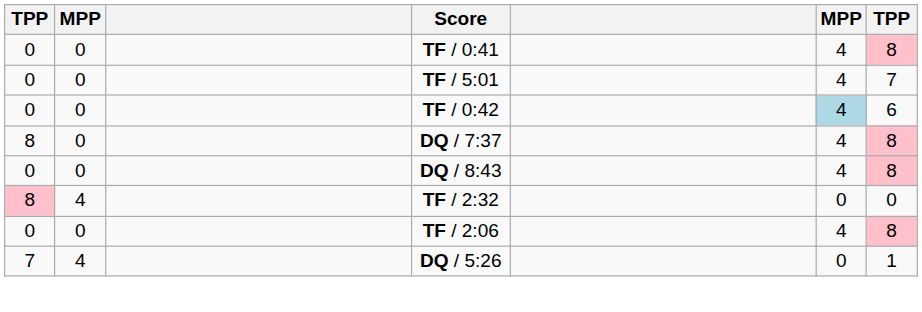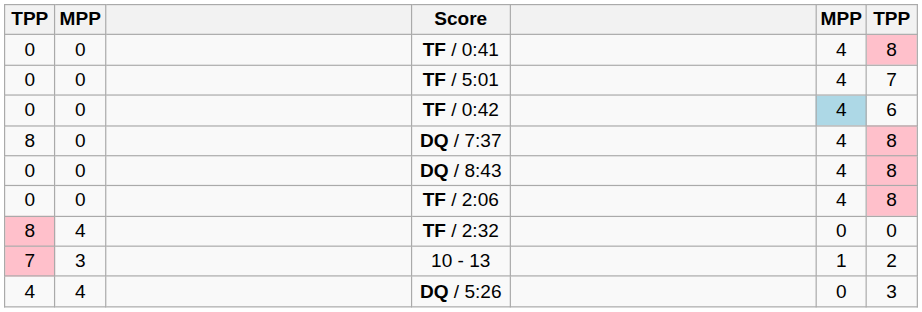rows swapped: (461, 200) <-> (461, 230)
+ row: (461, 261)
(30, 261) 7 -> (30, 291) 4
(892, 261) 1 -> (892, 291) 3
